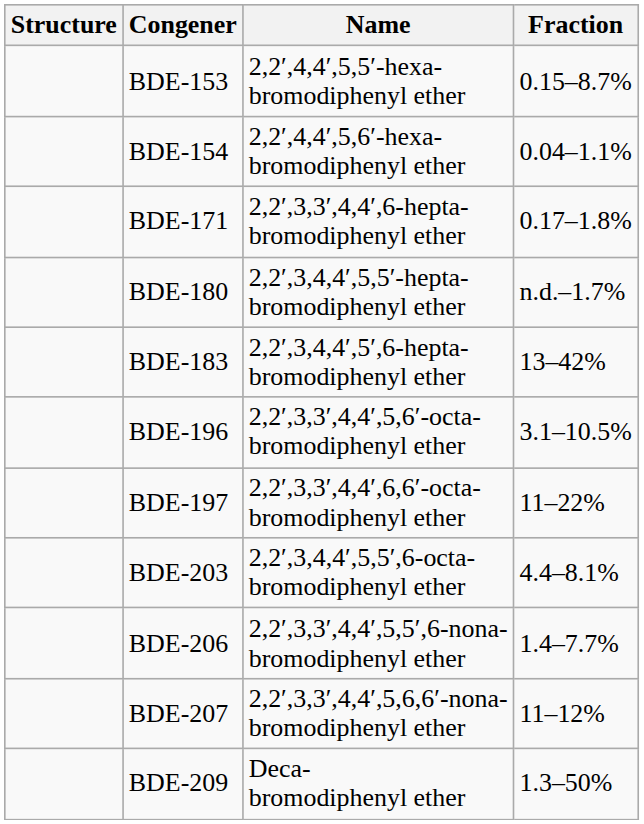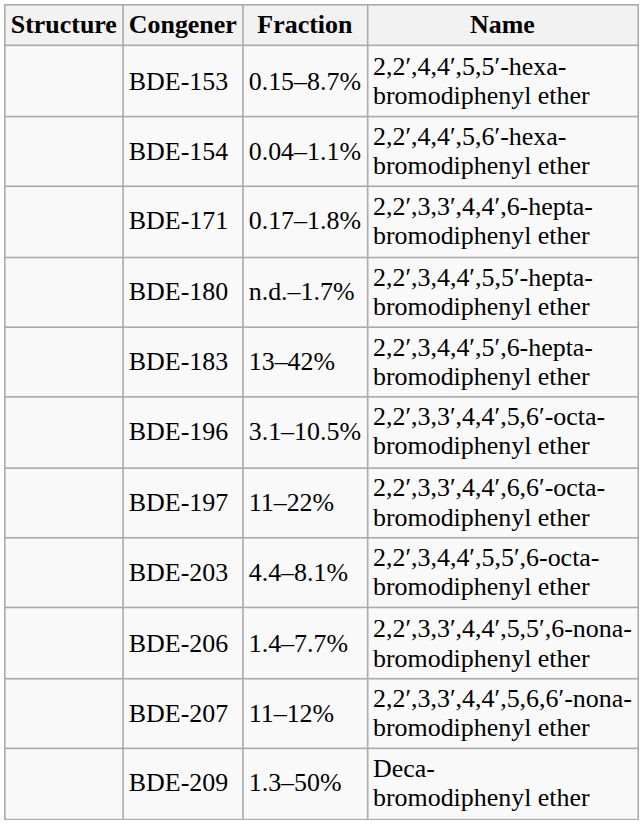columns swapped: (378, 25) <-> (576, 25)
